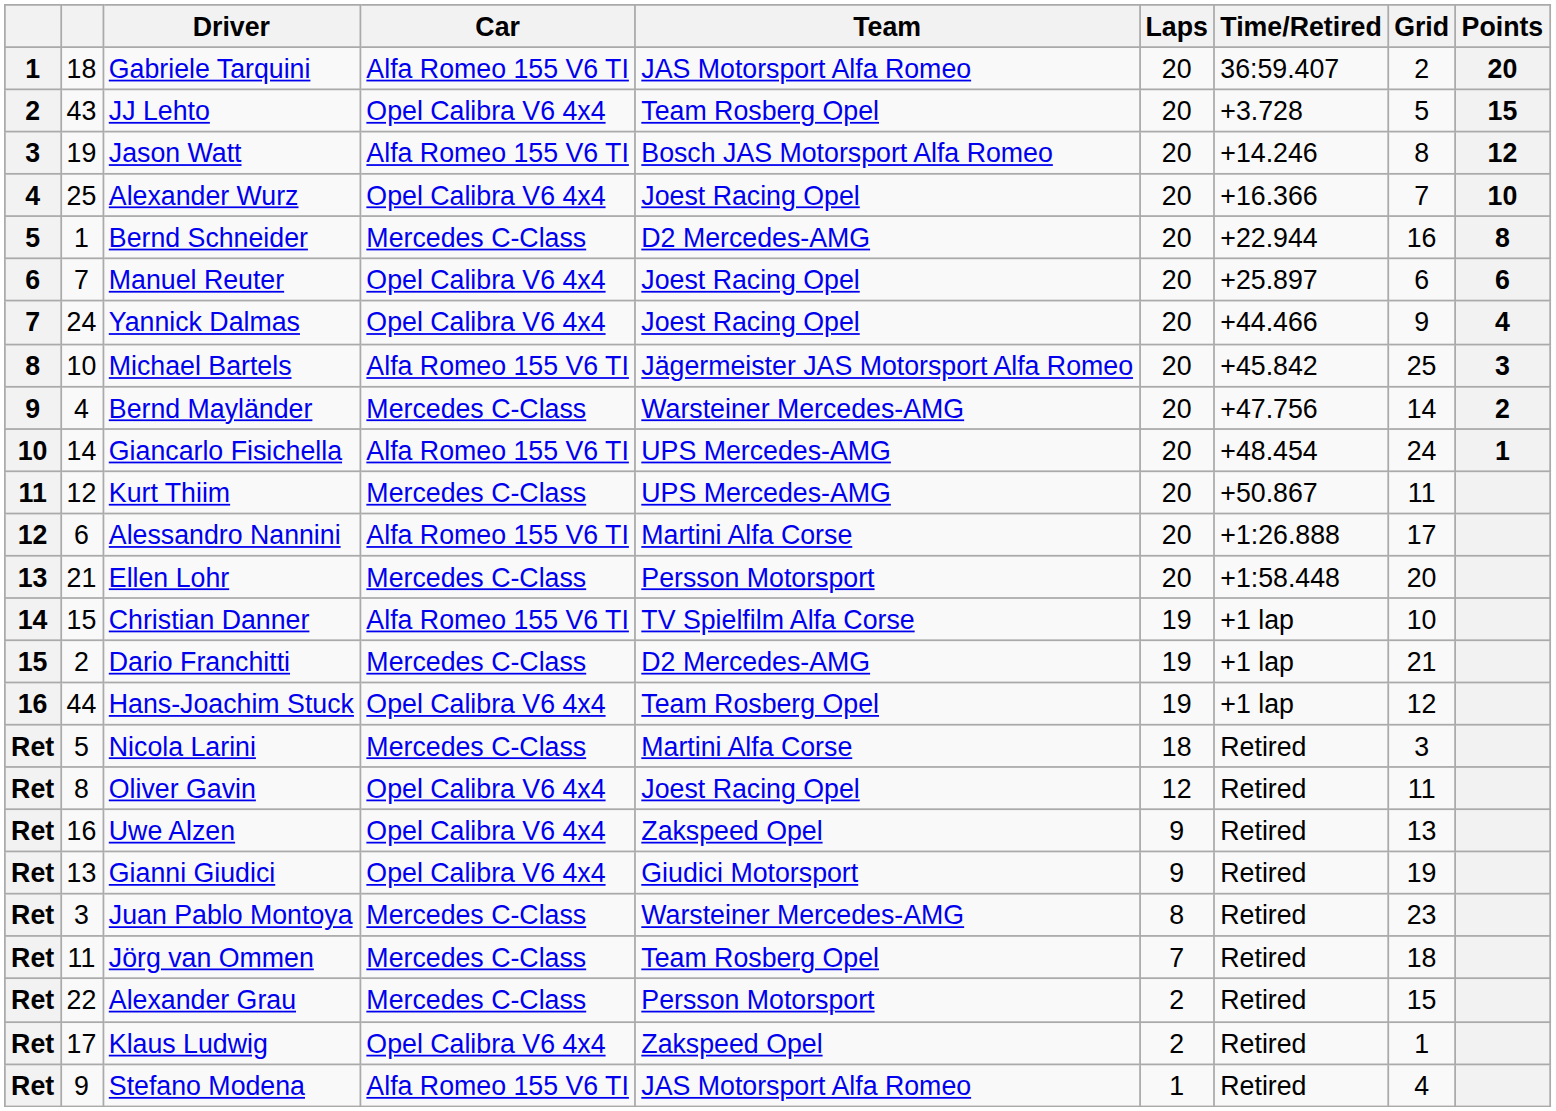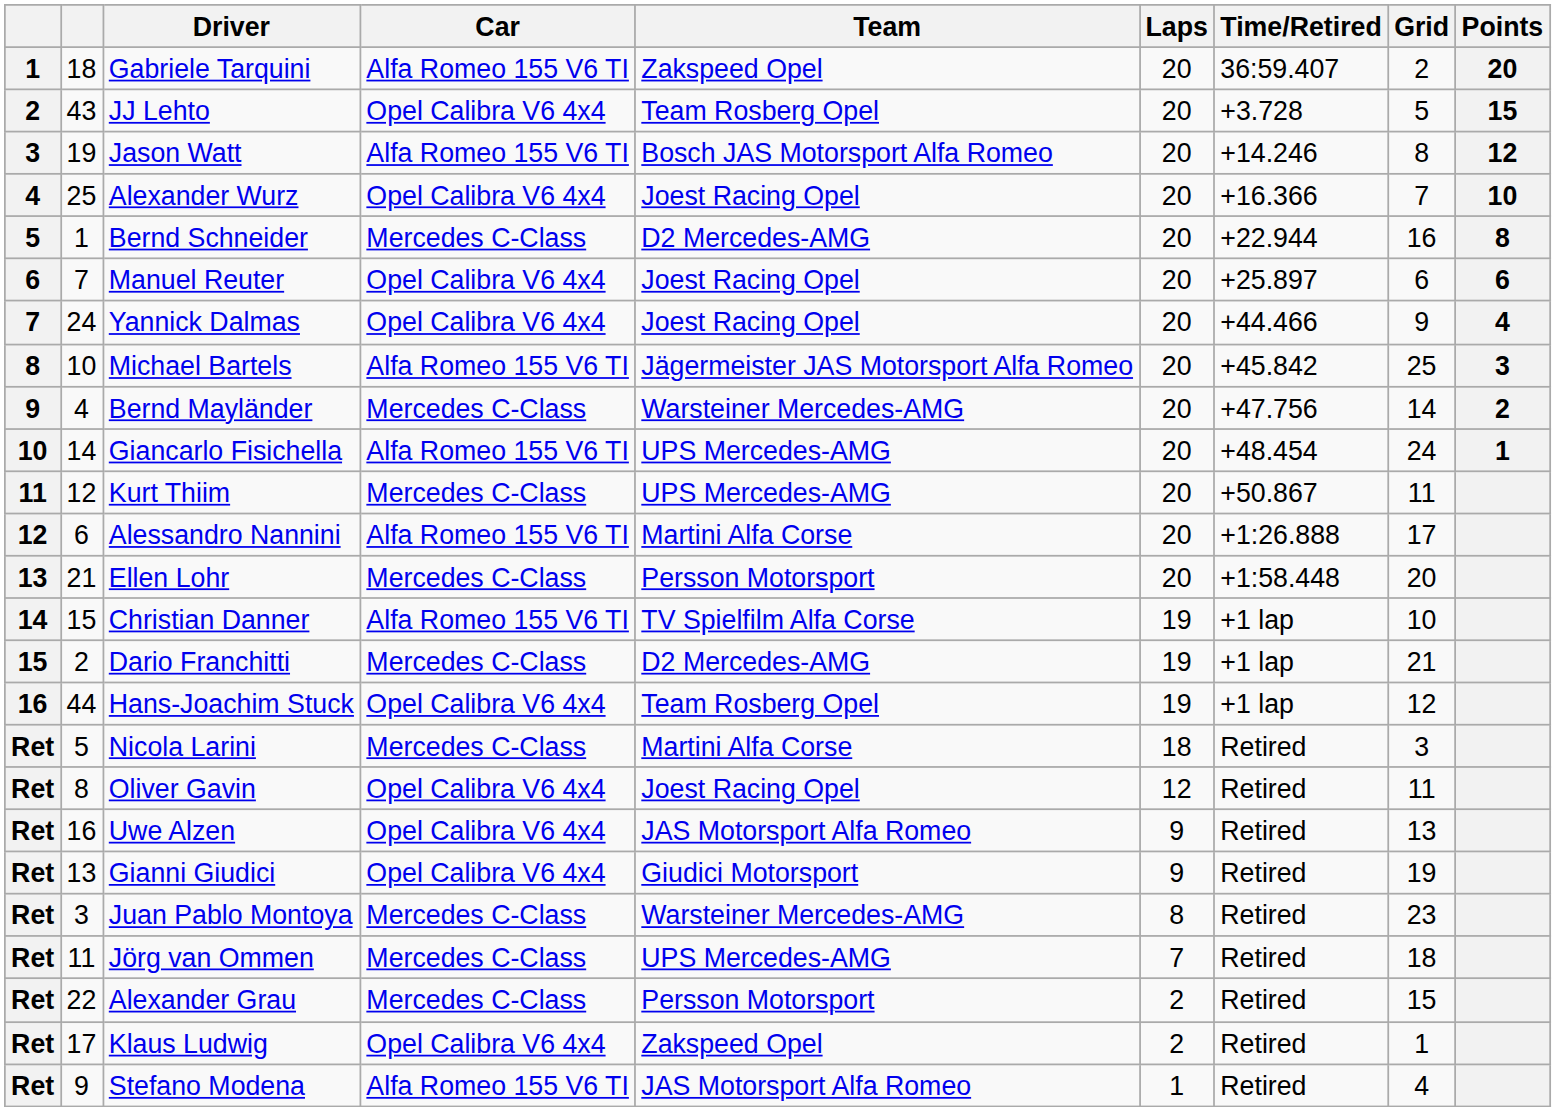(806, 69) JAS Motorsport Alfa Romeo -> (732, 69) Zakspeed Opel
(732, 831) Zakspeed Opel -> (806, 831) JAS Motorsport Alfa Romeo
(760, 958) Team Rosberg Opel -> (766, 958) UPS Mercedes-AMG
